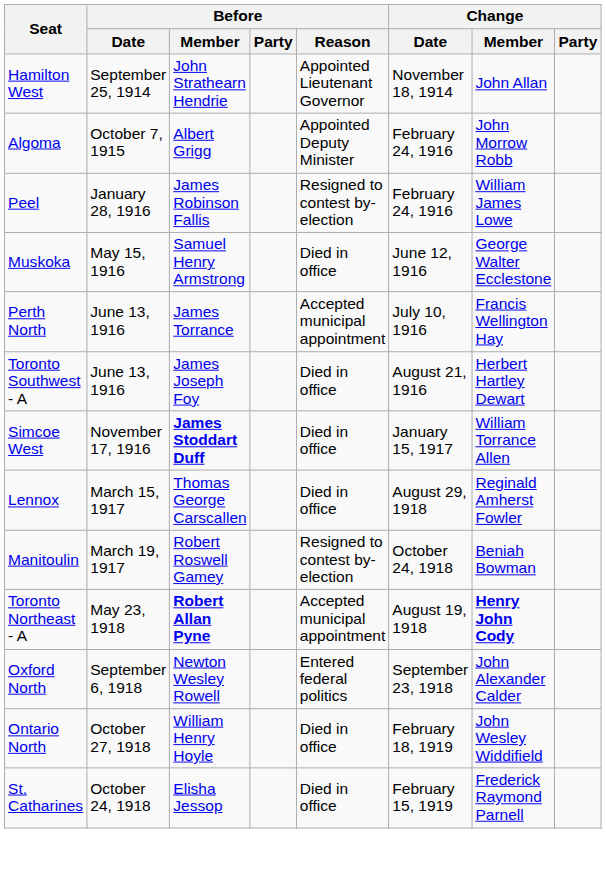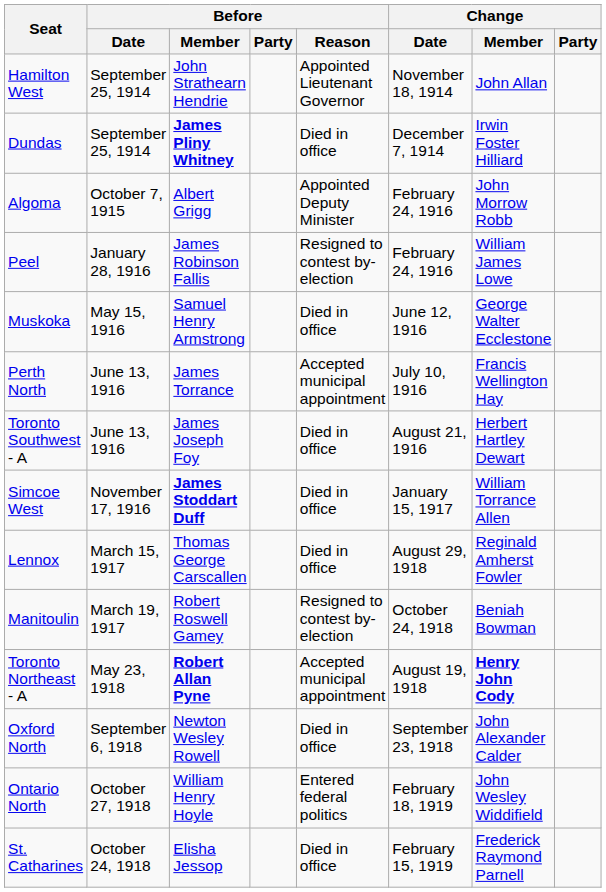+ row: (35, 143)
(327, 678) Entered federal politics -> (324, 738) Died in office
(324, 738) Died in office -> (327, 797) Entered federal politics
